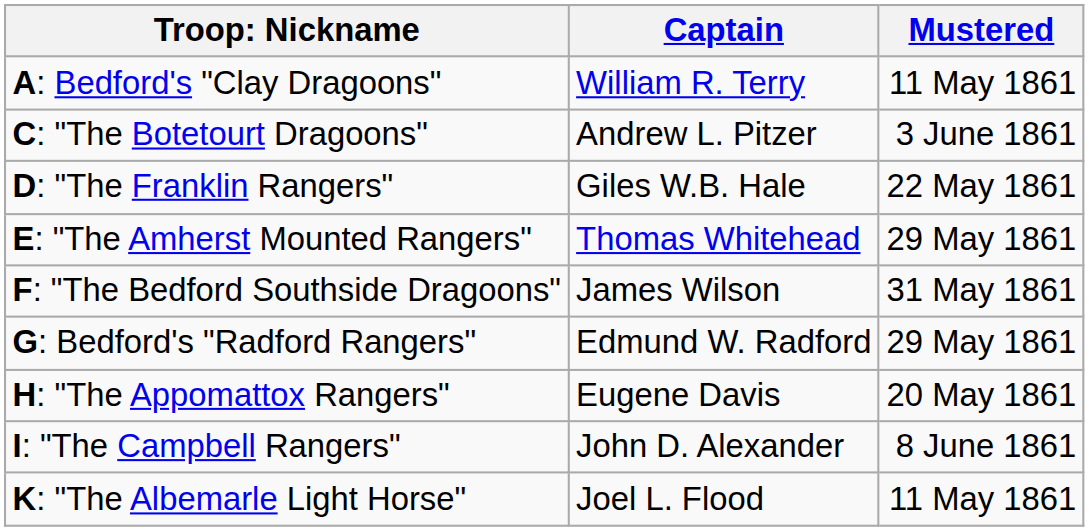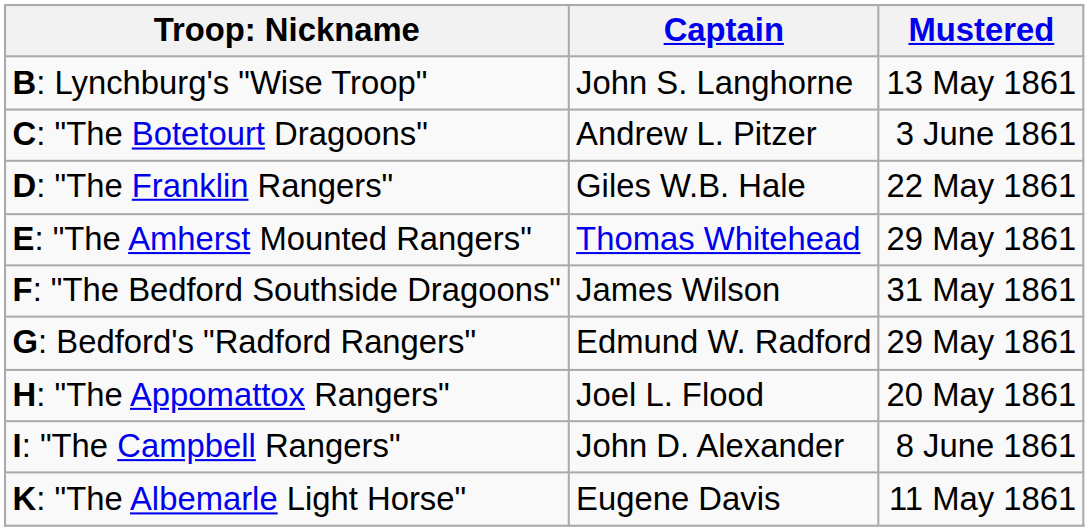- row: (227, 82)
+ row: (220, 82)
(678, 394) Eugene Davis -> (670, 394) Joel L. Flood
(670, 498) Joel L. Flood -> (678, 498) Eugene Davis
